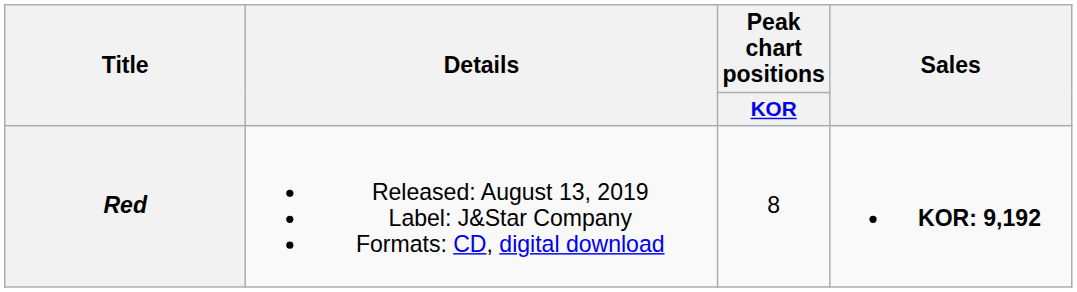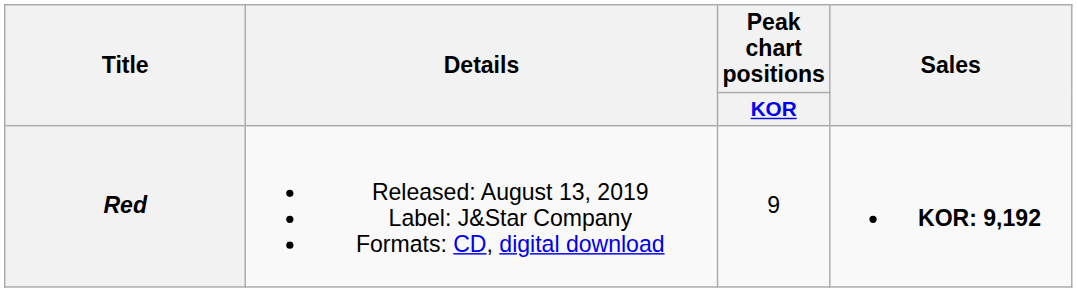(774, 205) 8 -> (774, 205) 9
